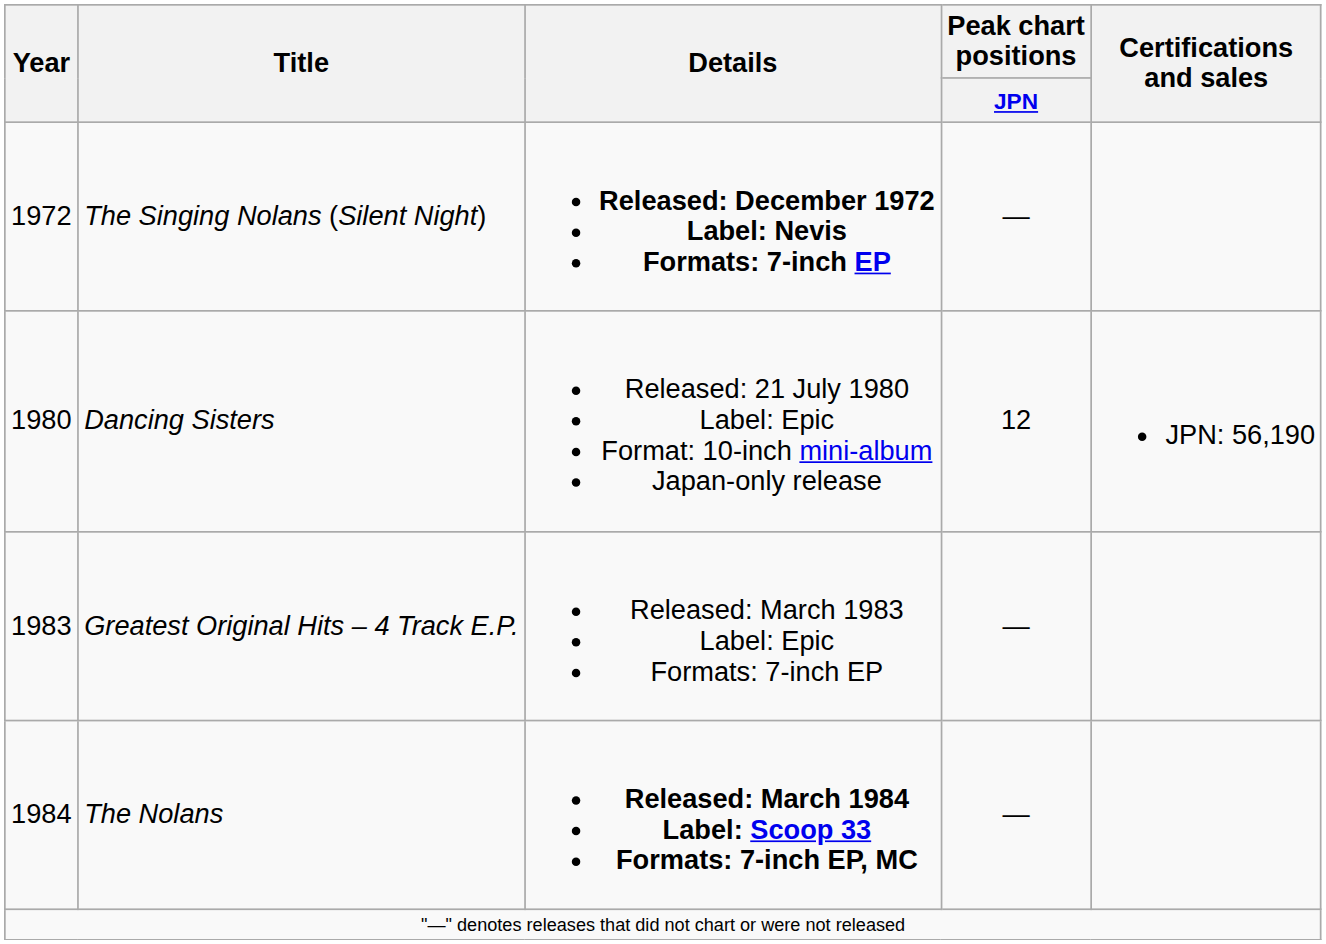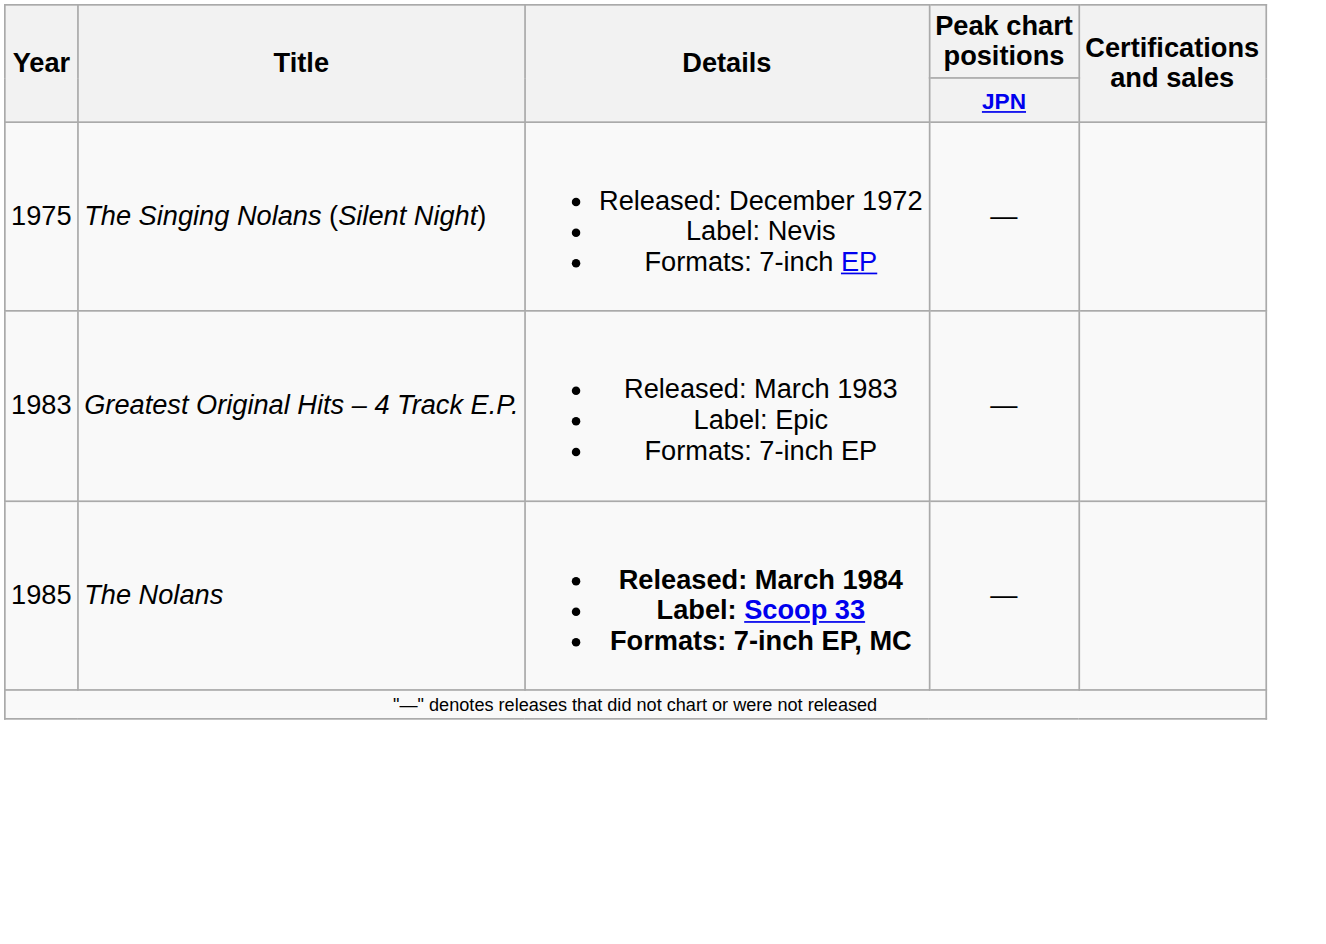(41, 216) 1972 -> (41, 216) 1975
(733, 232) bold -> (727, 232) normal
- row: (179, 420)
(41, 814) 1984 -> (41, 594) 1985
